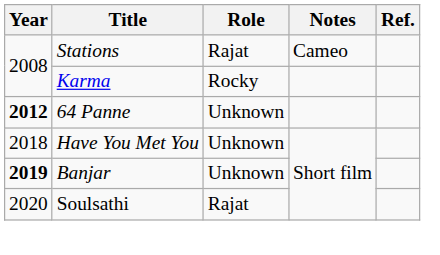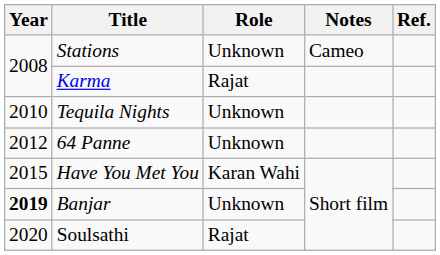(228, 50) Rajat -> (246, 50) Unknown
(233, 81) Rocky -> (228, 81) Rajat
+ row: (113, 111)
(28, 111) bold -> (28, 142) normal
(28, 142) 2018 -> (28, 173) 2015
(246, 142) Unknown -> (254, 173) Karan Wahi
